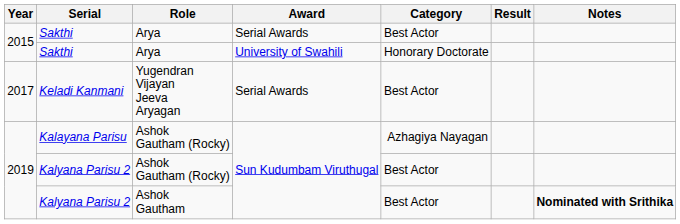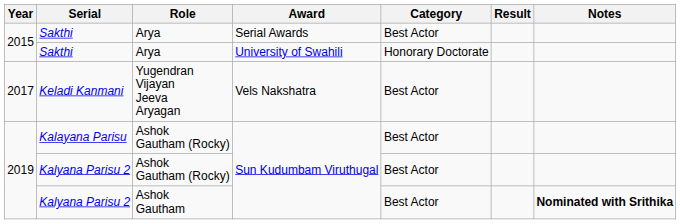(272, 91) Serial Awards -> (276, 91) Vels Nakshatra
(436, 137) Azhagiya Nayagan -> (411, 137) Best Actor
